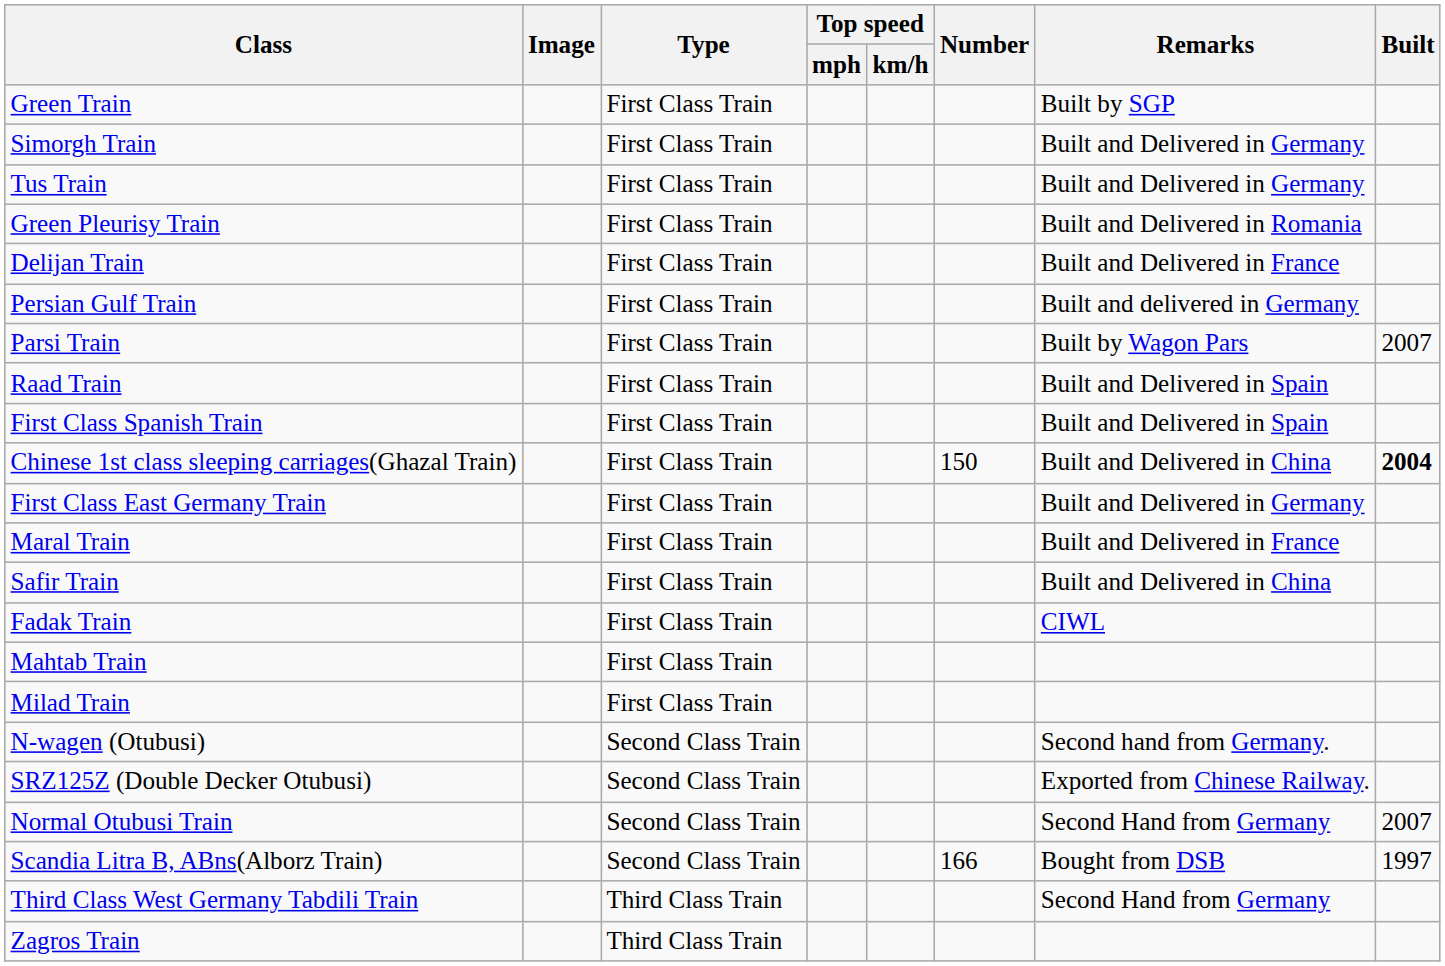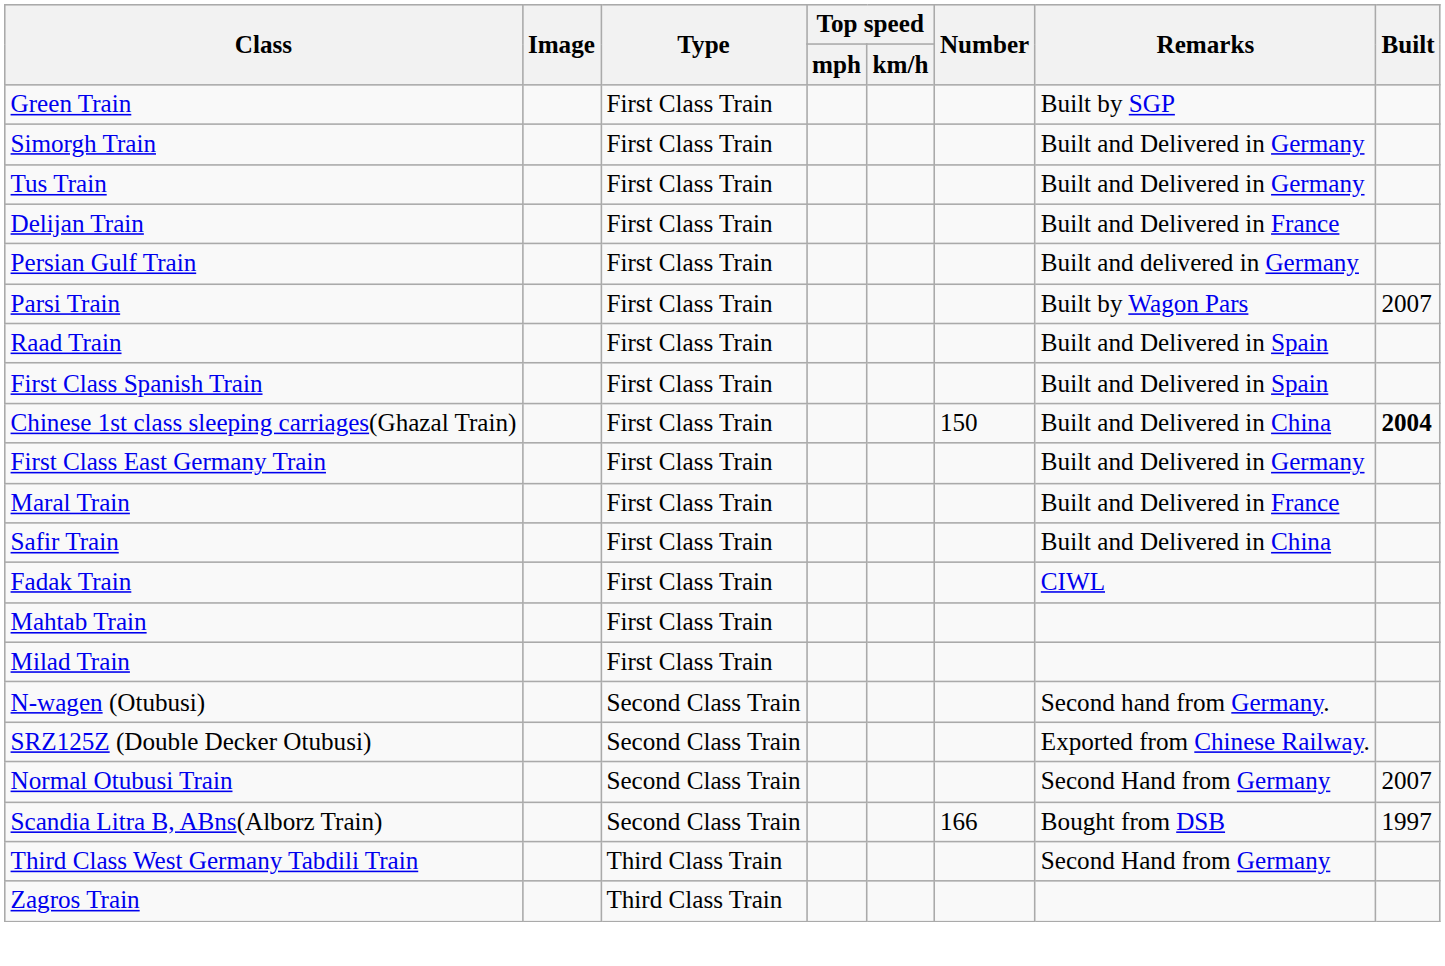- row: (115, 223)
